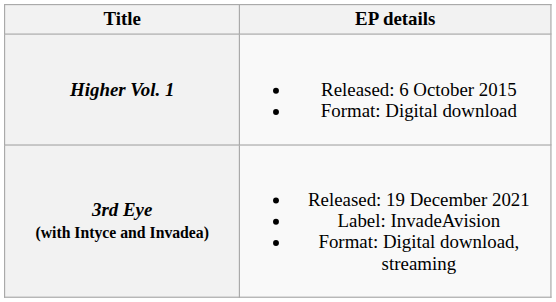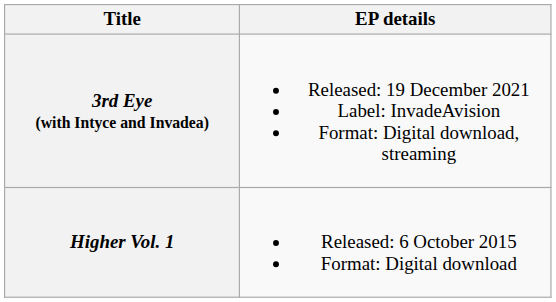rows swapped: (122, 89) <-> (122, 220)
